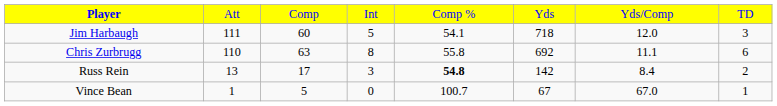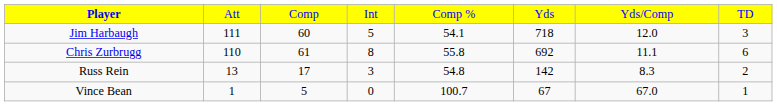(304, 52) 63 -> (304, 52) 61
(454, 71) bold -> (454, 71) normal
(647, 71) 8.4 -> (647, 71) 8.3
